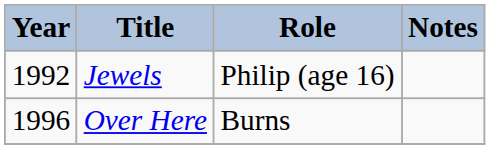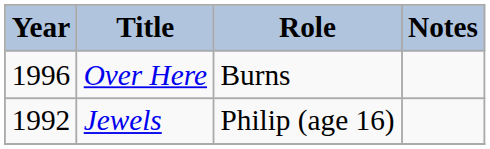rows swapped: (123, 74) <-> (145, 120)
